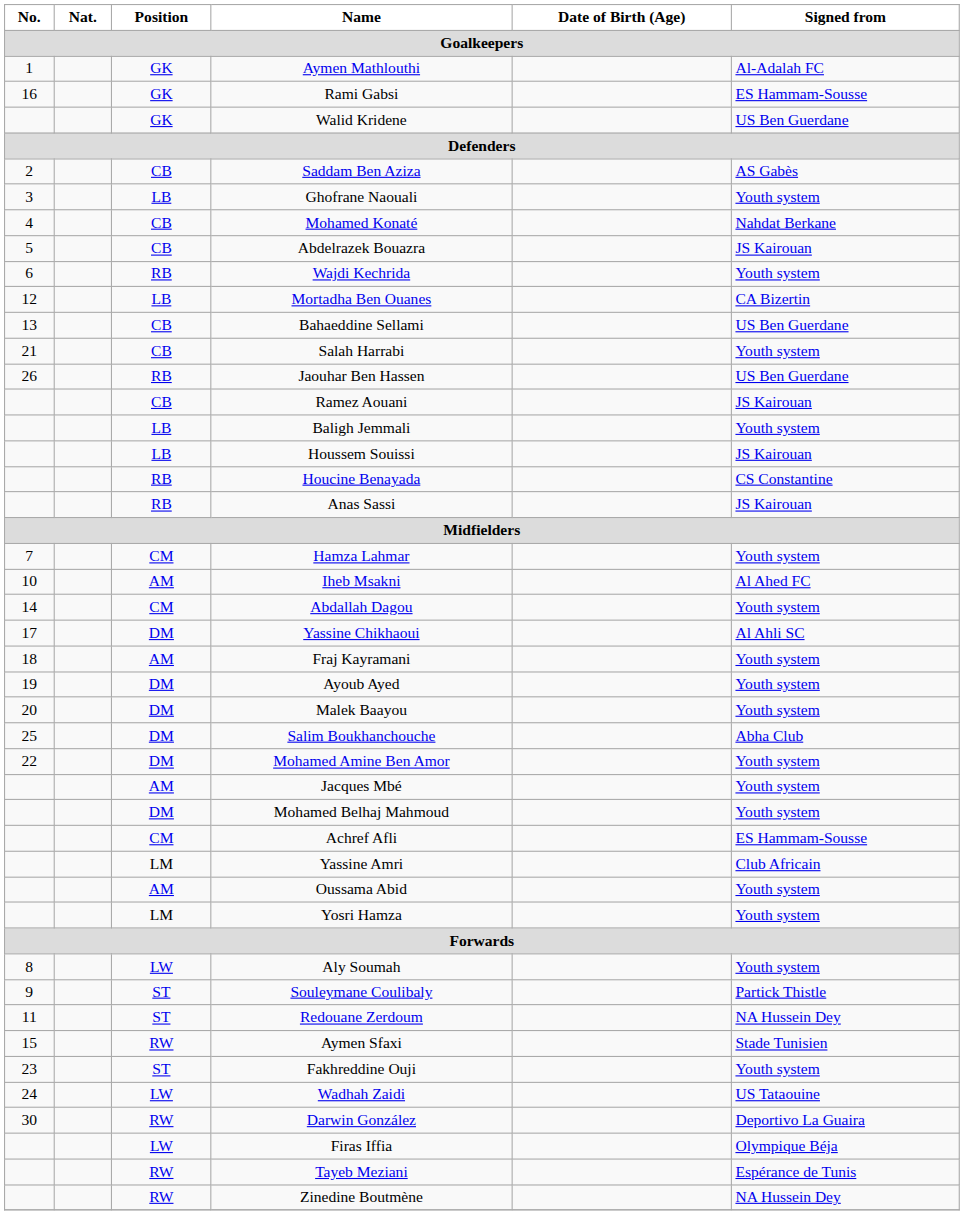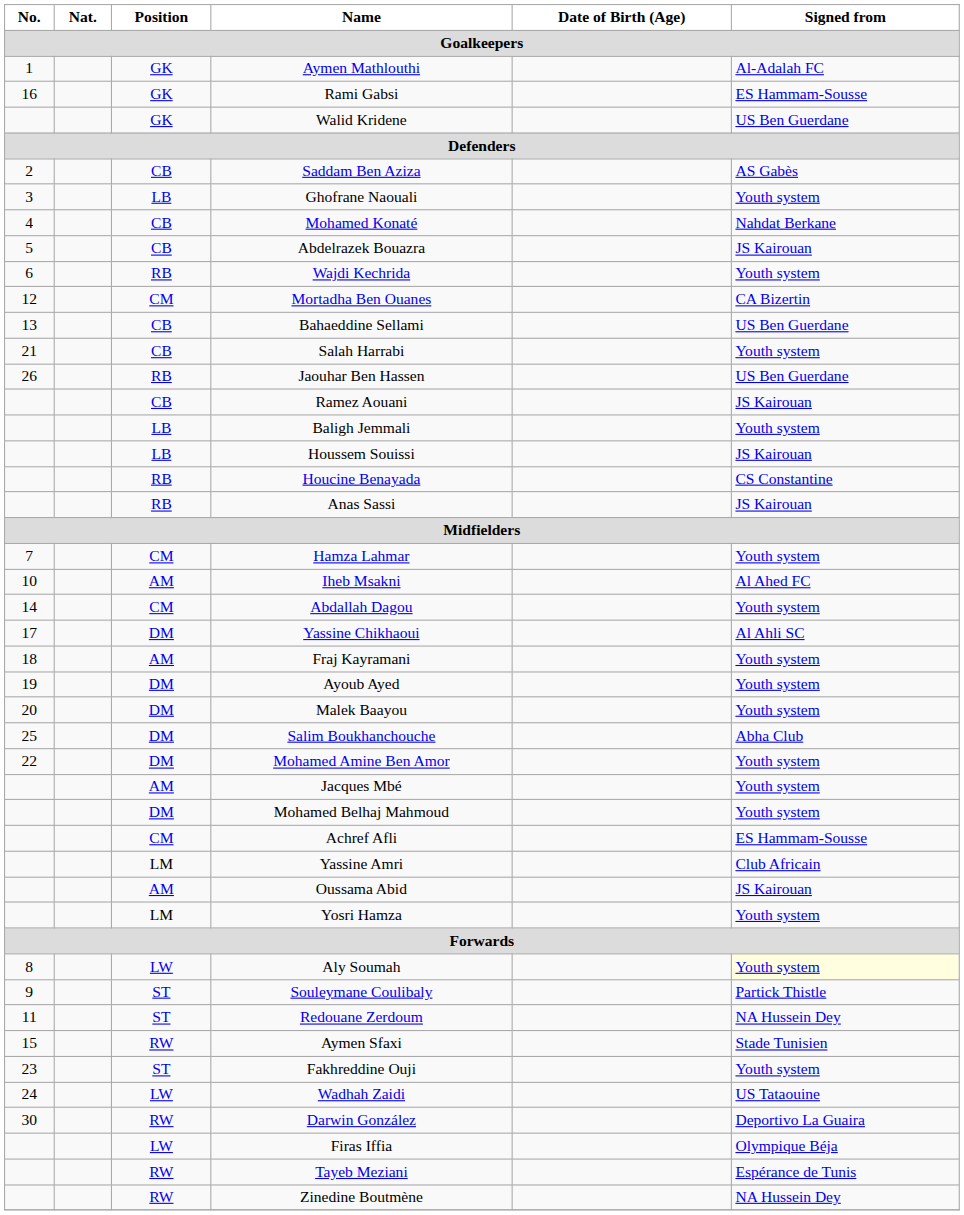(161, 299) LB -> (161, 299) CM
(778, 889) Youth system -> (774, 889) JS Kairouan
(778, 966) no background -> (778, 966) lightyellow background
